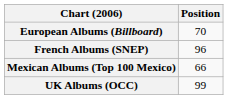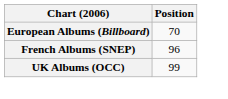- row: (91, 67)
